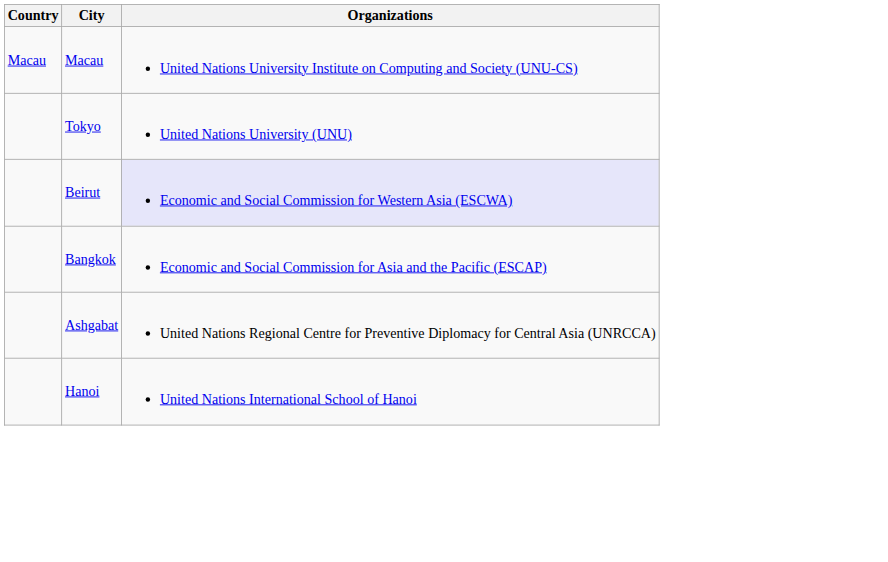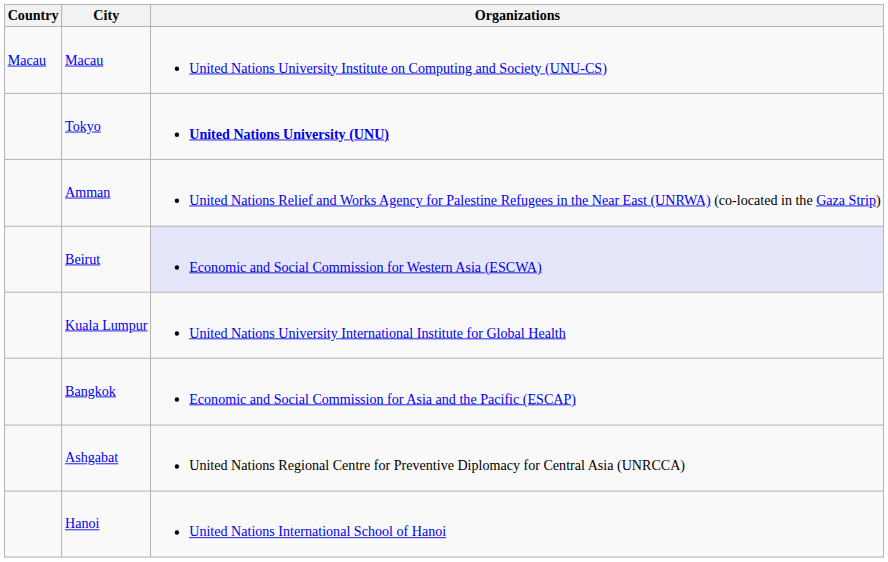(390, 134) normal -> (517, 134) bold
+ row: (88, 192)
+ row: (106, 325)
